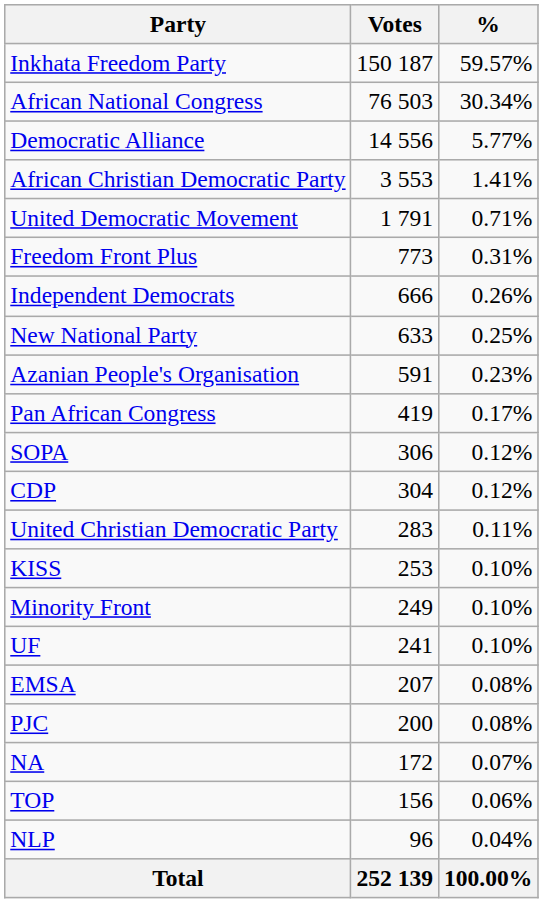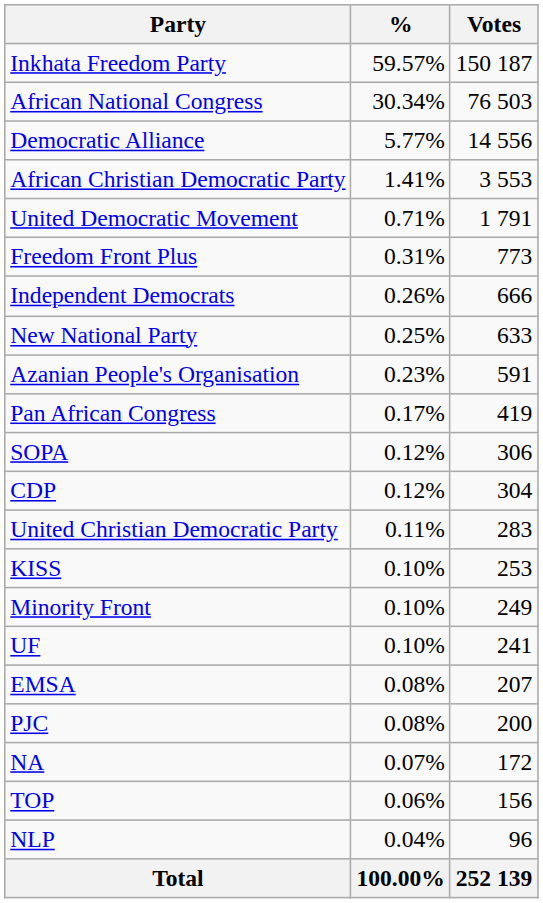columns swapped: (395, 24) <-> (488, 24)
